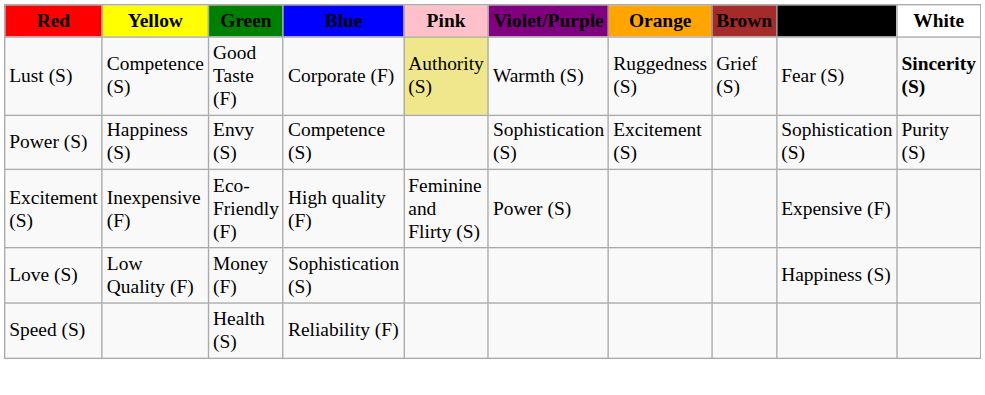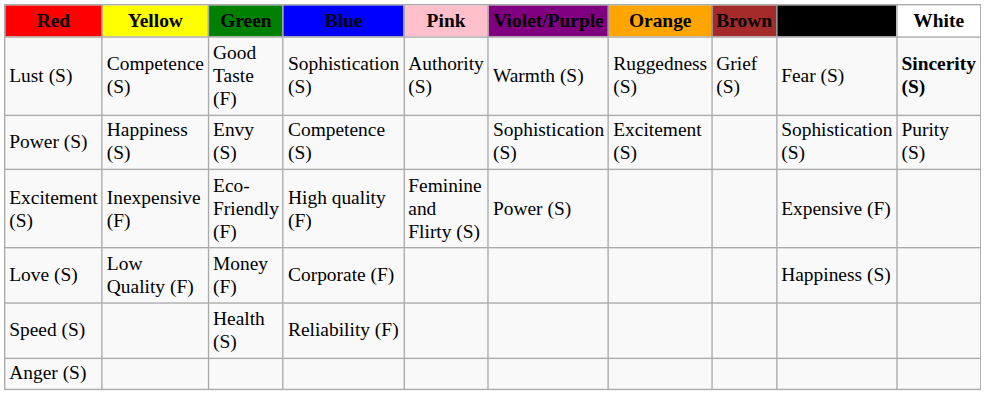(341, 75) Corporate (F) -> (344, 75) Sophistication (S)
(446, 75) khaki background -> (446, 75) no background
(344, 275) Sophistication (S) -> (341, 275) Corporate (F)
+ row: (48, 373)
